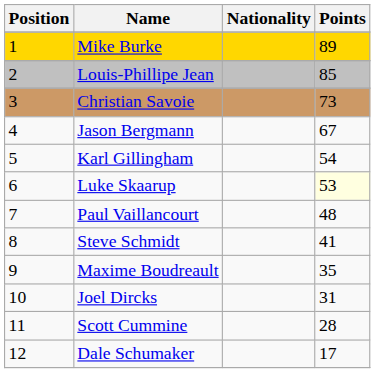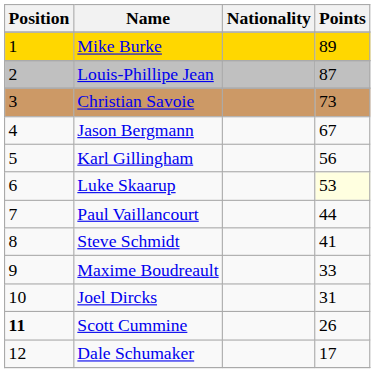(328, 74) 85 -> (328, 74) 87
(328, 158) 54 -> (328, 158) 56
(328, 213) 48 -> (328, 213) 44
(328, 269) 35 -> (328, 269) 33
(17, 325) normal -> (17, 325) bold
(328, 325) 28 -> (328, 325) 26
